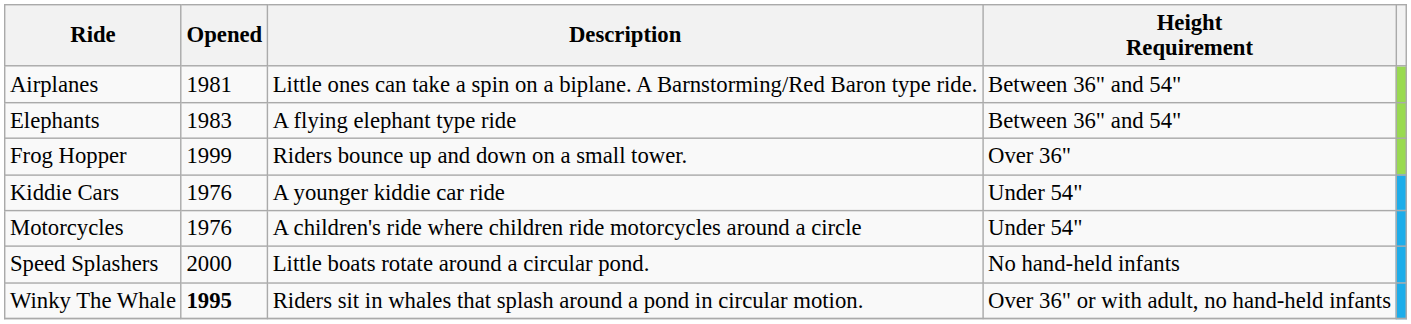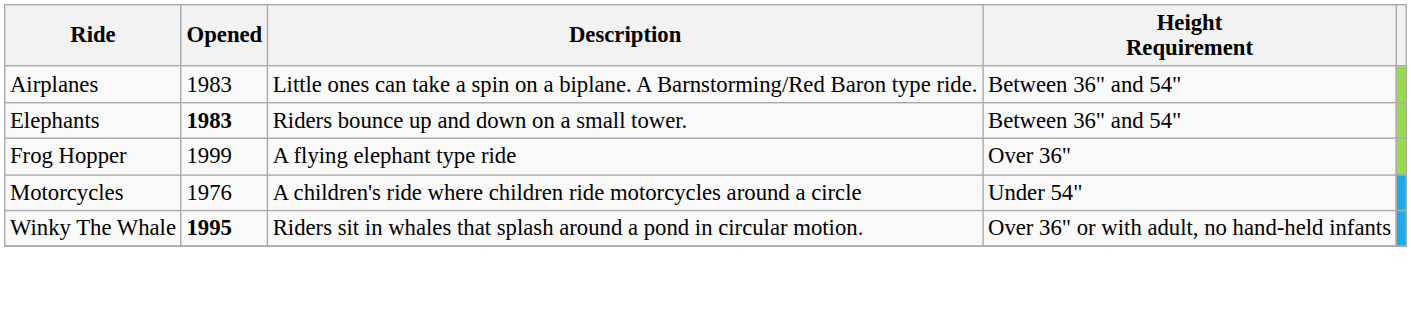(209, 84) 1981 -> (209, 84) 1983
(209, 120) normal -> (209, 120) bold
(394, 120) A flying elephant type ride -> (480, 120) Riders bounce up and down on a small tower.
(480, 156) Riders bounce up and down on a small tower. -> (394, 156) A flying elephant type ride
- row: (65, 192)
- row: (84, 264)
